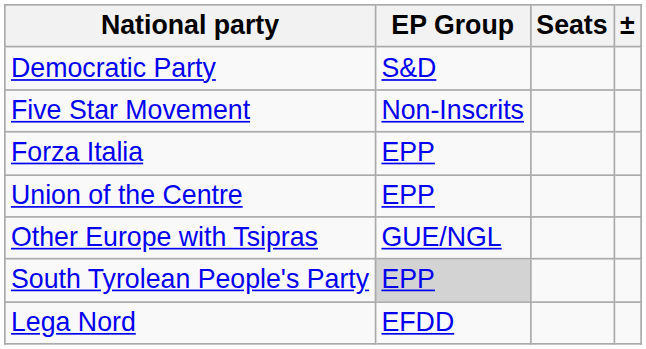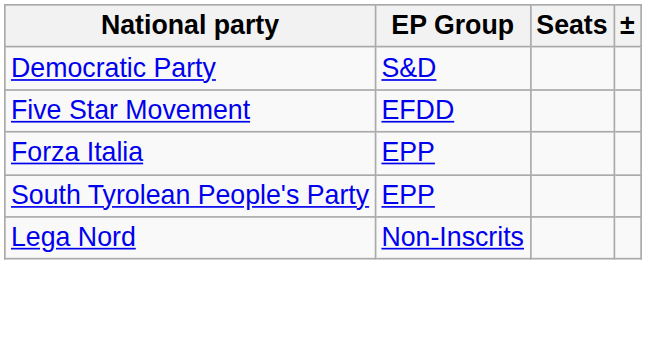(453, 110) Non-Inscrits -> (418, 110) EFDD
- row: (127, 195)
- row: (164, 237)
(408, 279) lightgrey background -> (408, 195) no background
(418, 322) EFDD -> (453, 237) Non-Inscrits
